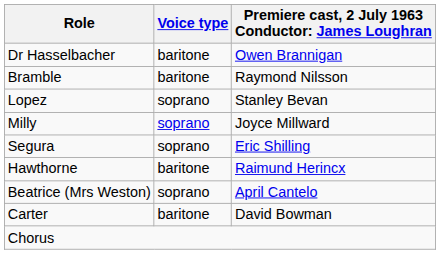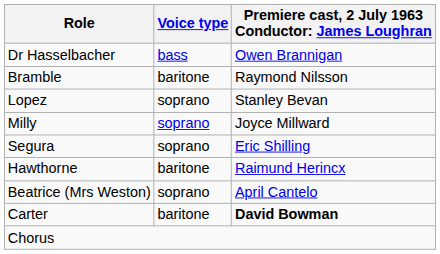(183, 54) baritone -> (173, 54) bass
(283, 214) normal -> (287, 214) bold
